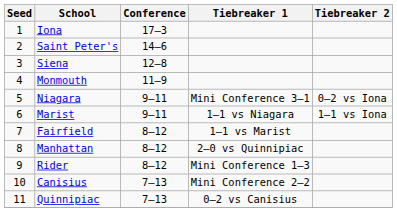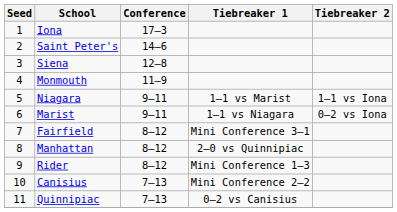(250, 98) Mini Conference 3–1 -> (250, 98) 1–1 vs Marist
(352, 98) 0–2 vs Iona -> (352, 98) 1–1 vs Iona
(352, 115) 1–1 vs Iona -> (352, 115) 0–2 vs Iona
(250, 132) 1–1 vs Marist -> (250, 132) Mini Conference 3–1
